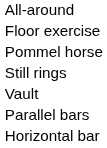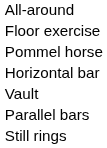rows swapped: (36, 73) <-> (52, 135)
